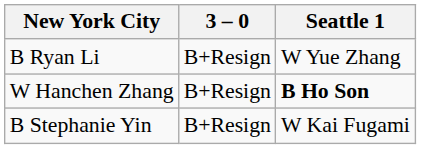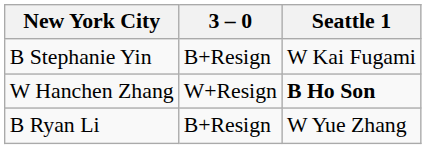rows swapped: (55, 56) <-> (81, 125)
(227, 90) B+Resign -> (230, 90) W+Resign
